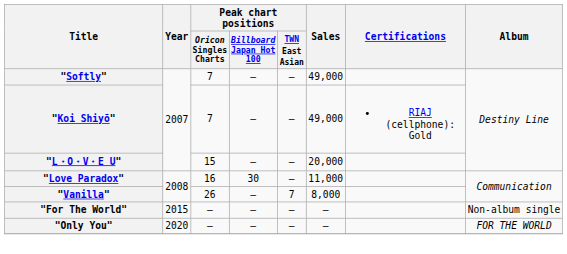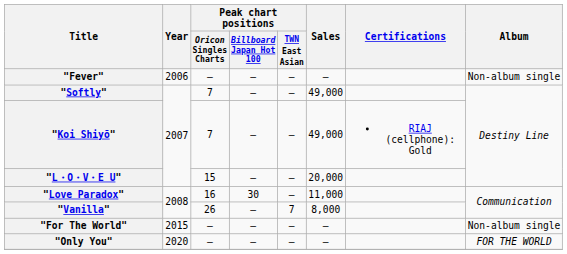+ row: (84, 77)
